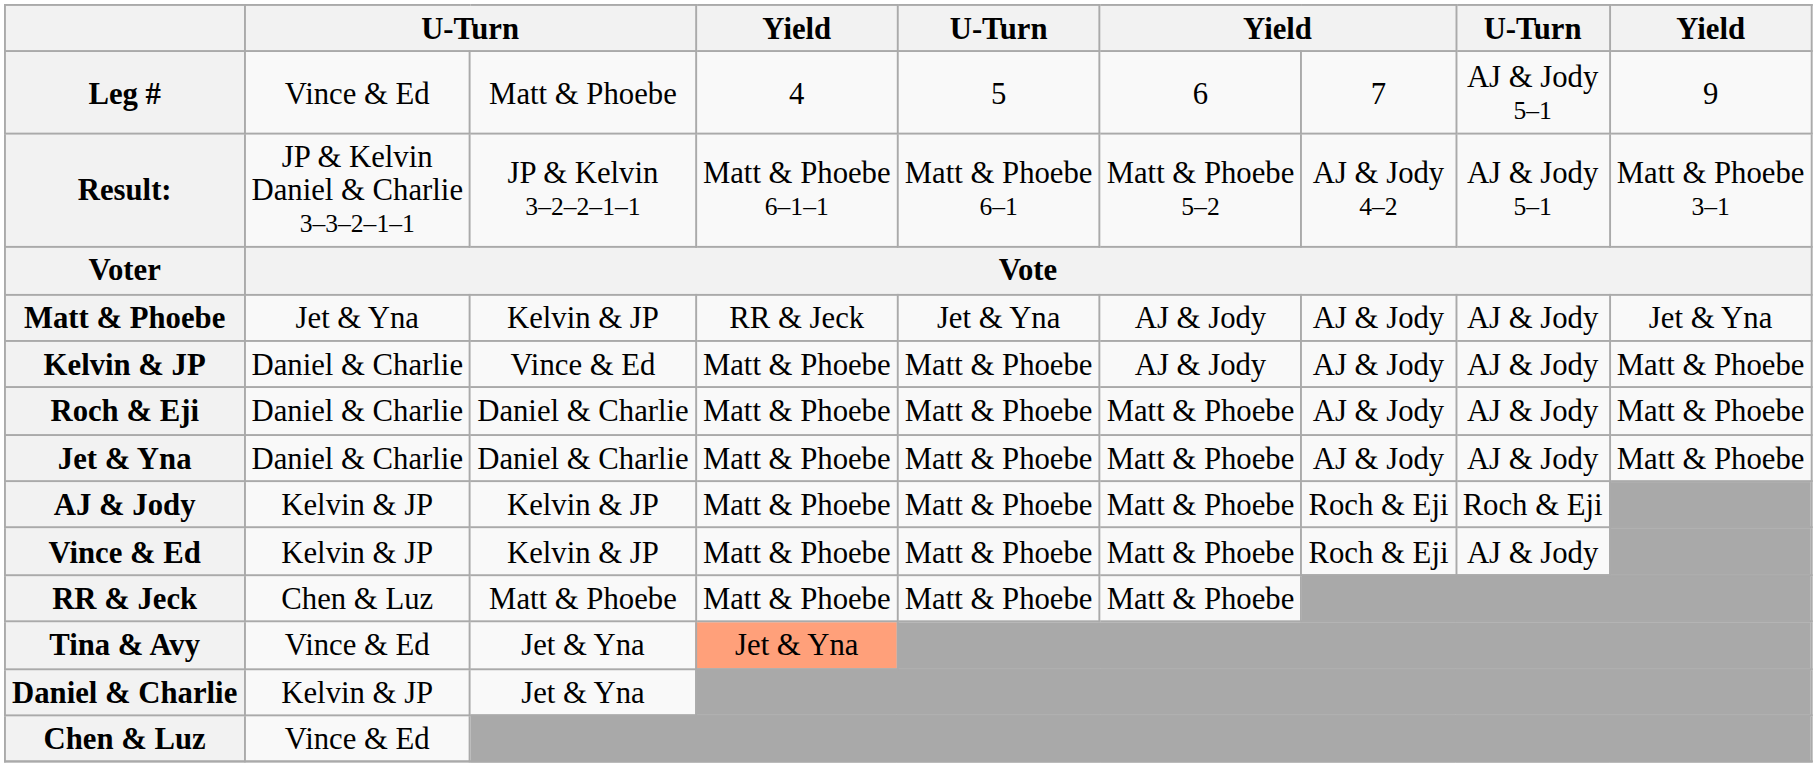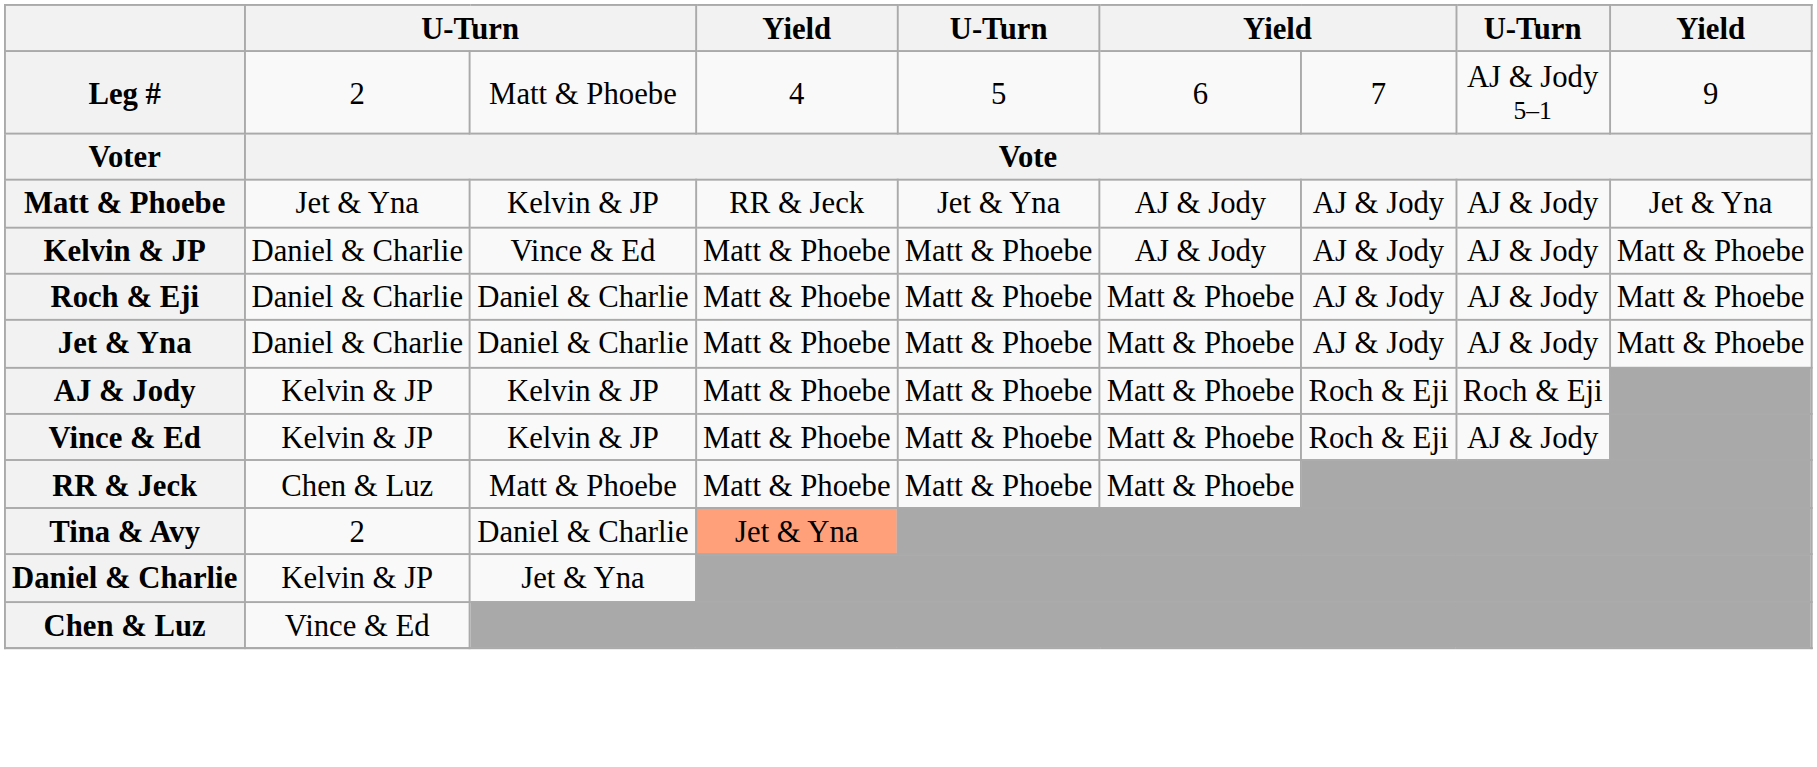(357, 92) Vince & Ed -> (357, 92) 2
- row: (125, 190)
(357, 645) Vince & Ed -> (357, 531) 2
(583, 645) Jet & Yna -> (583, 531) Daniel & Charlie
